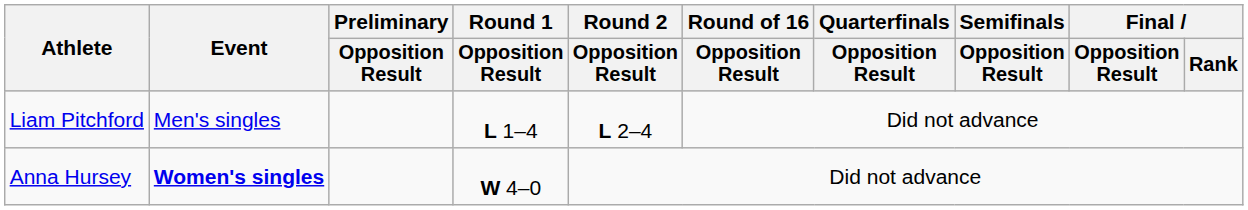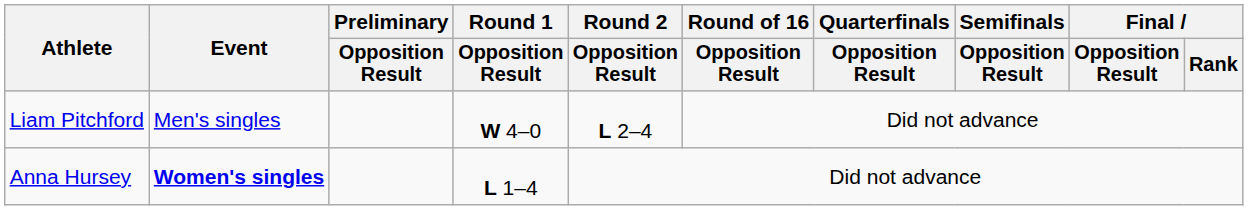(511, 132) L 1–4 -> (511, 132) W 4–0
(511, 188) W 4–0 -> (511, 188) L 1–4
